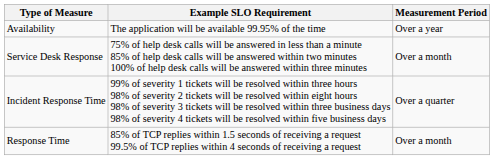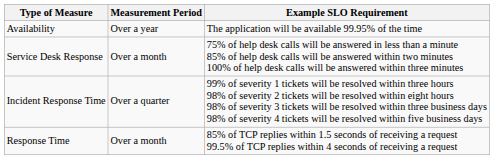columns swapped: (250, 12) <-> (441, 12)
